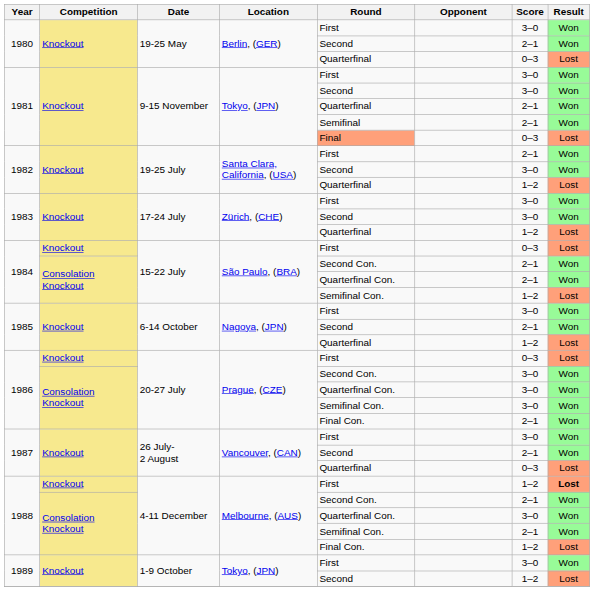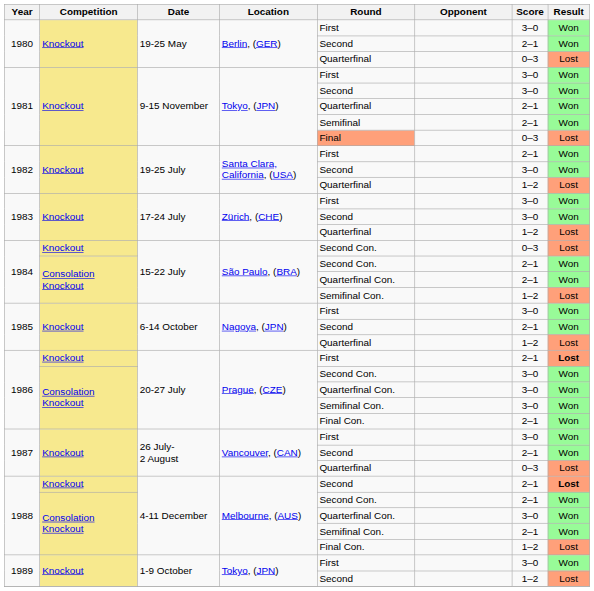(329, 248) First -> (348, 248) Second Con.
(530, 358) 0–3 -> (530, 358) 2–1
(569, 358) normal -> (569, 358) bold
(329, 484) First -> (336, 484) Second
(530, 484) 1–2 -> (530, 484) 2–1
